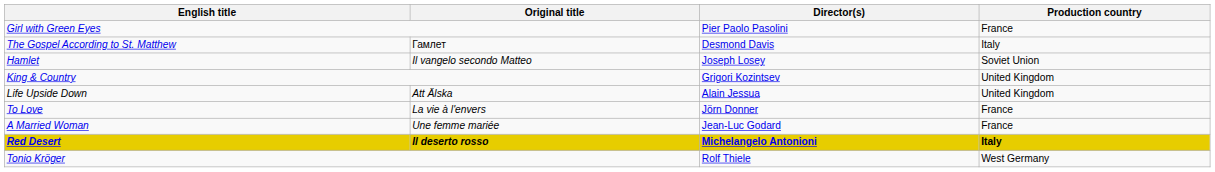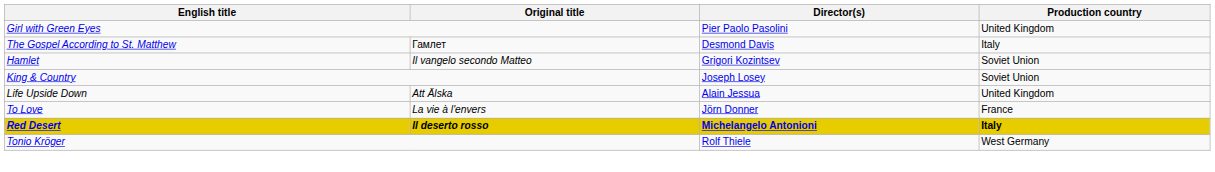(997, 28) France -> (1018, 28) United Kingdom
(733, 61) Joseph Losey -> (741, 61) Grigori Kozintsev
(741, 77) Grigori Kozintsev -> (733, 77) Joseph Losey
(1018, 77) United Kingdom -> (1010, 77) Soviet Union
- row: (48, 126)
